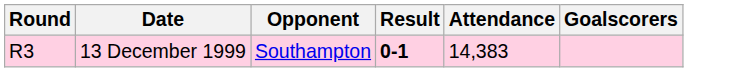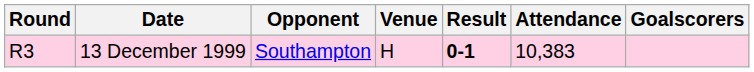+ column: (409, 19)
(479, 50) 14,383 -> (545, 50) 10,383
